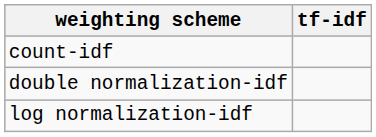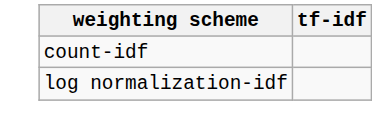- row: (148, 84)
